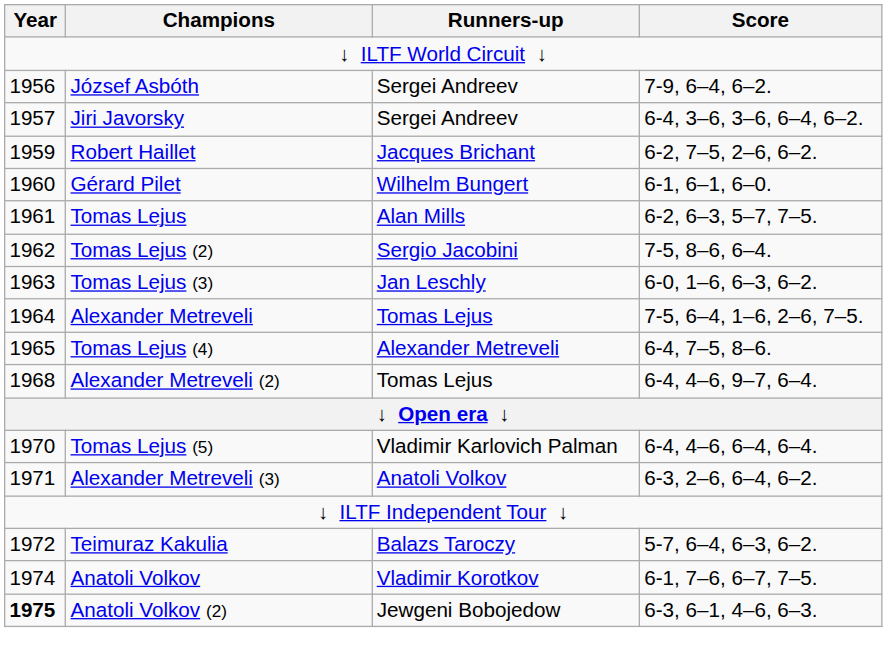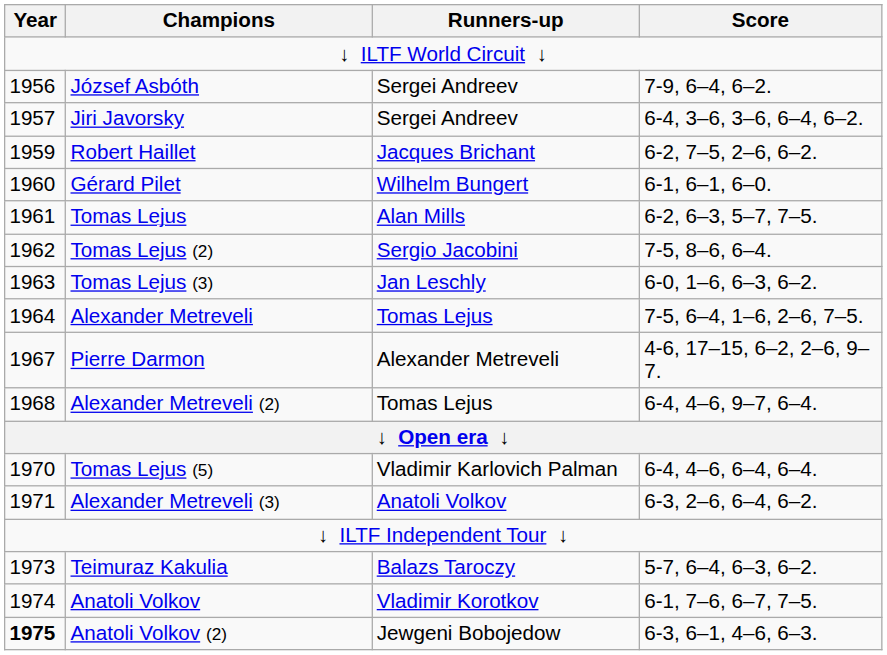- row: (142, 348)
+ row: (138, 359)
(32, 544) 1972 -> (32, 567) 1973
